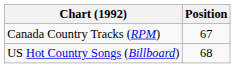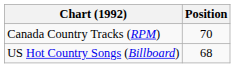(206, 33) 67 -> (206, 33) 70
